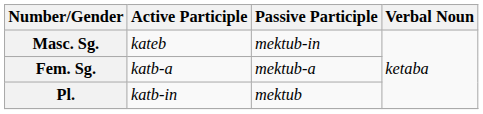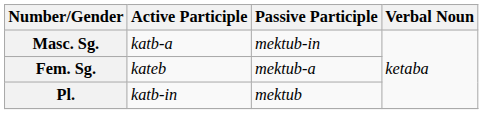(149, 43) kateb -> (152, 43) katb-a
(152, 69) katb-a -> (149, 69) kateb
